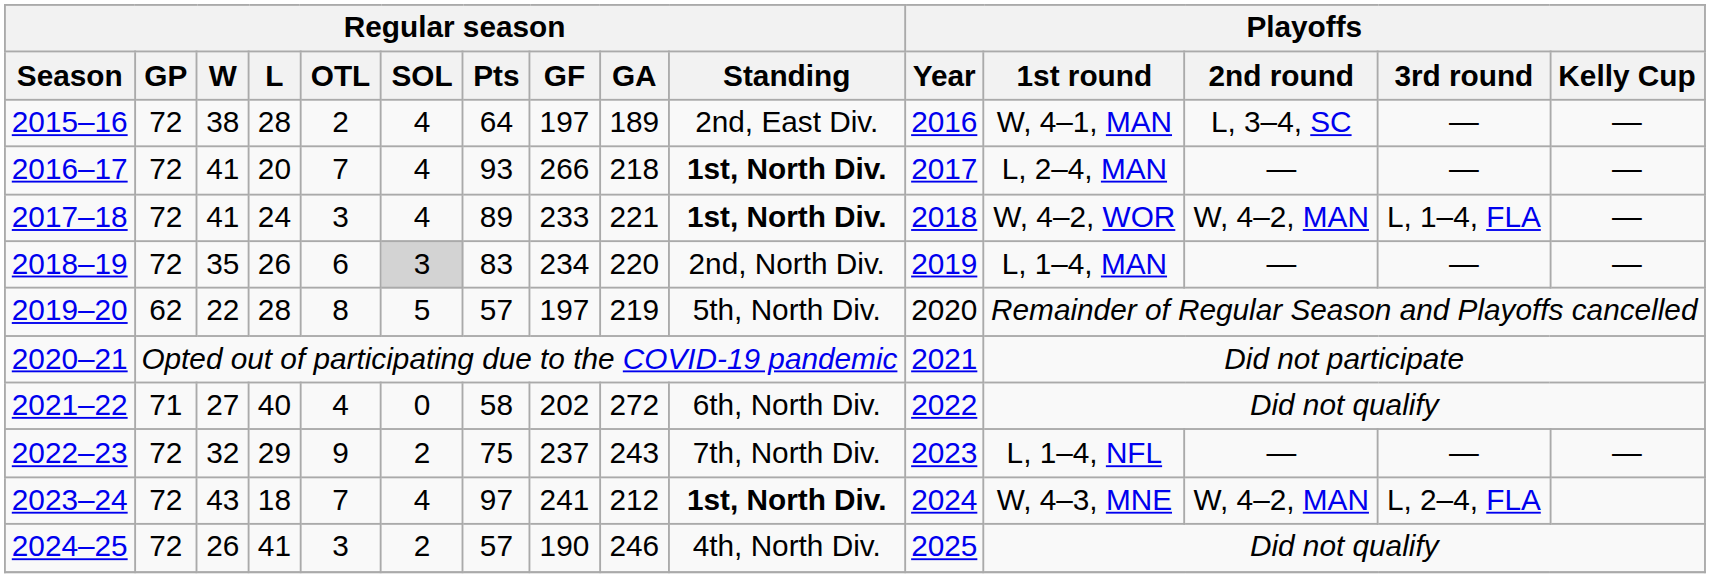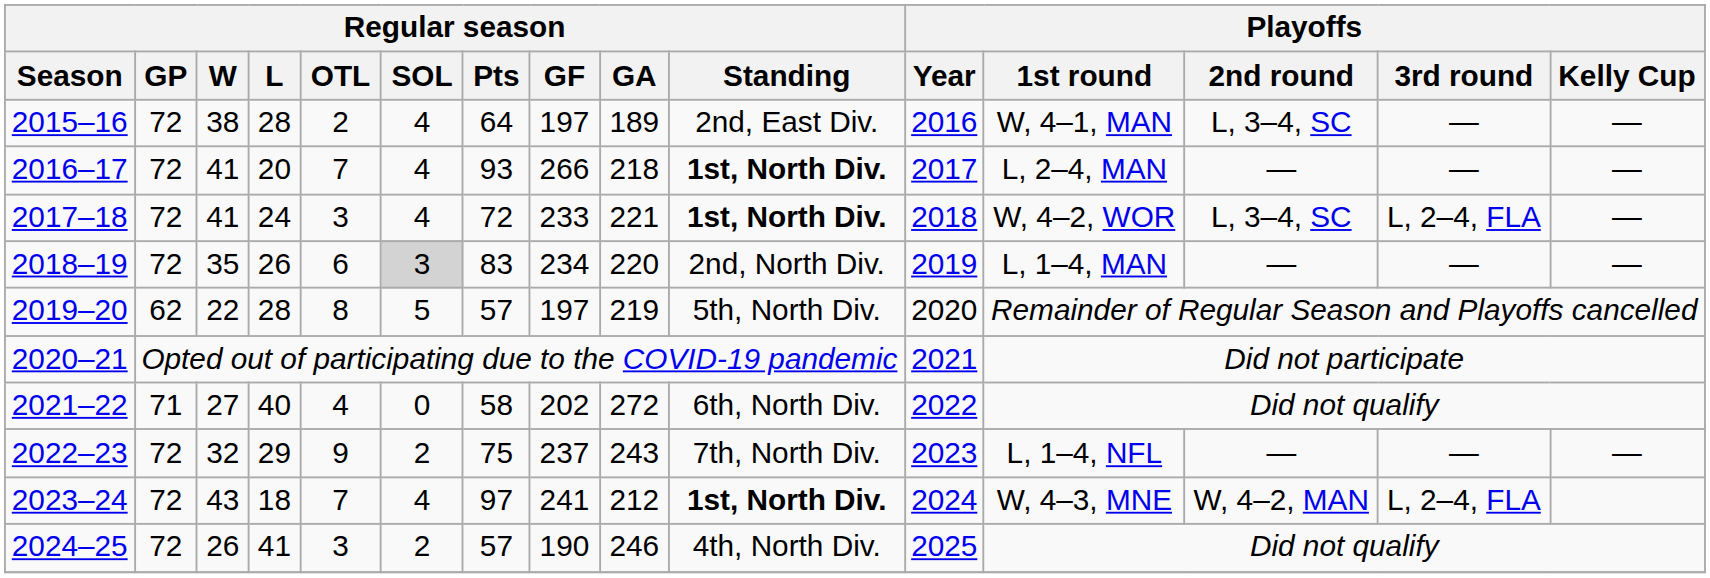(496, 216) 89 -> (496, 216) 72
(1281, 216) W, 4–2, MAN -> (1281, 216) L, 3–4, SC
(1464, 216) L, 1–4, FLA -> (1464, 216) L, 2–4, FLA
